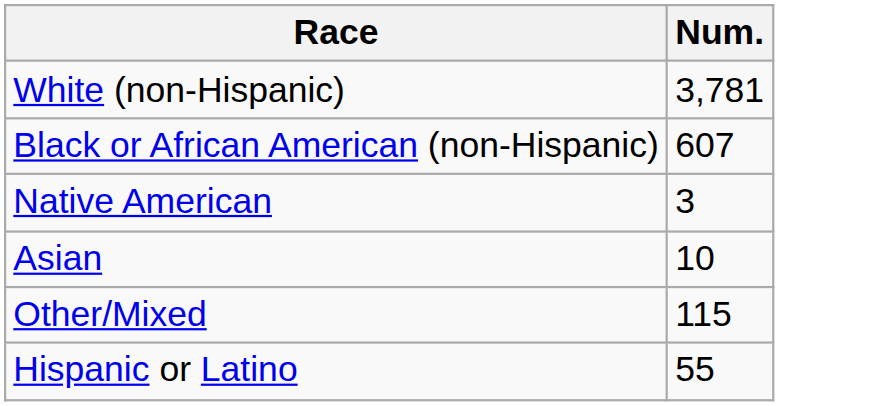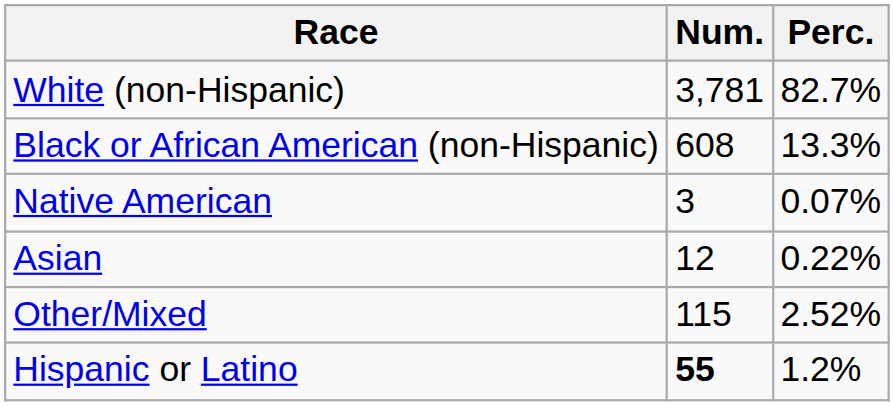+ column: (831, 32)
(705, 145) 607 -> (705, 145) 608
(695, 257) 10 -> (695, 257) 12
(695, 370) normal -> (695, 370) bold
